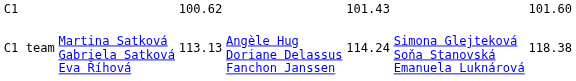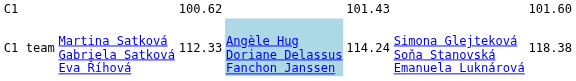(200, 47) 113.13 -> (200, 47) 112.33
(284, 54) no background -> (284, 54) lightblue background
